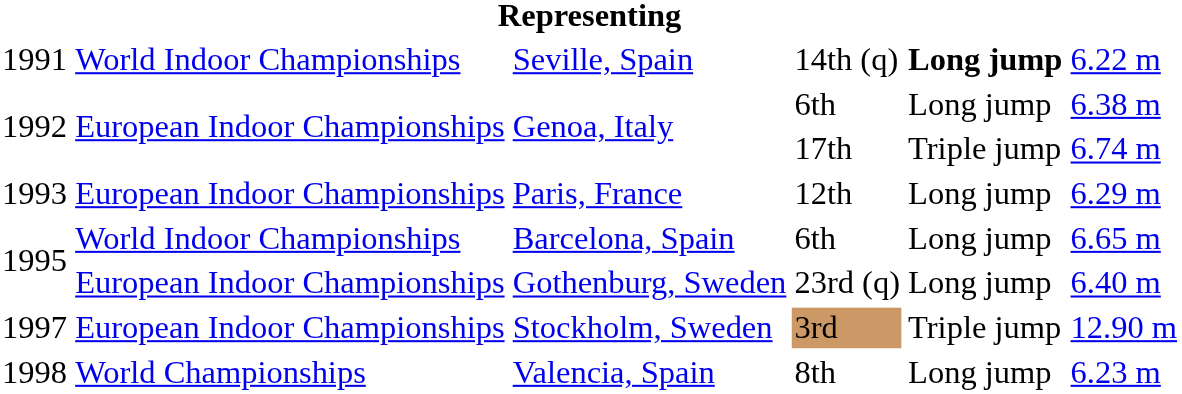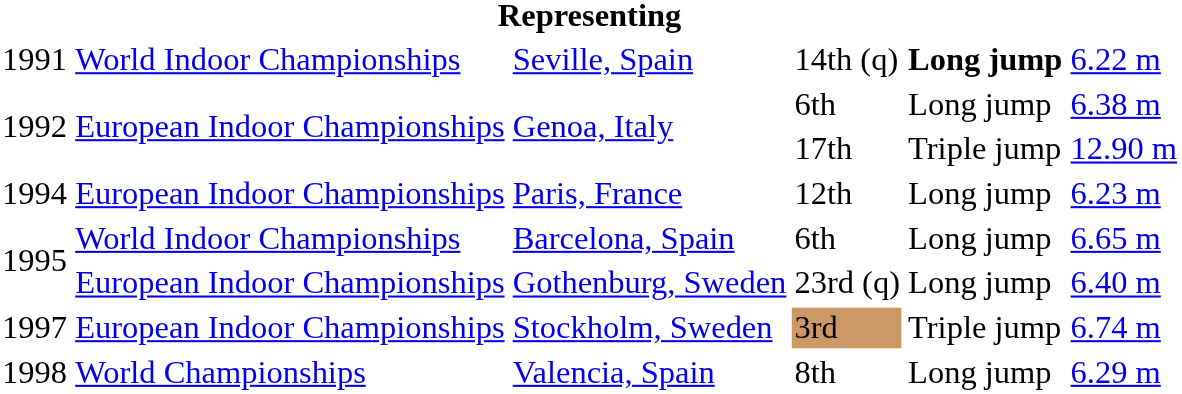(1116, 148) 6.74 m -> (1124, 148) 12.90 m
(35, 193) 1993 -> (35, 193) 1994
(1116, 193) 6.29 m -> (1116, 193) 6.23 m
(1124, 327) 12.90 m -> (1116, 327) 6.74 m
(1116, 372) 6.23 m -> (1116, 372) 6.29 m
